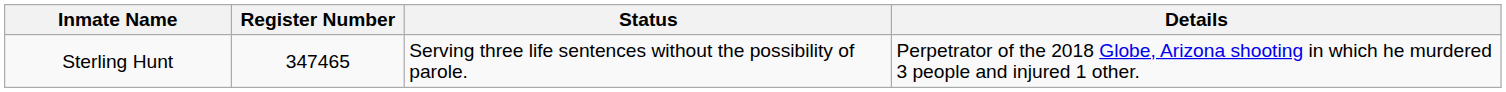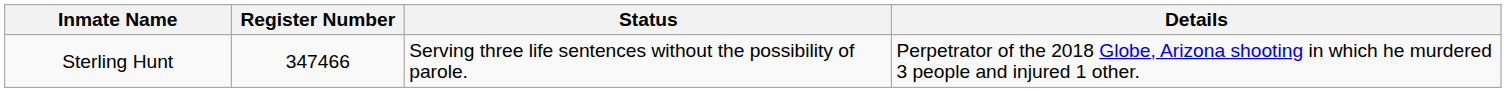(318, 60) 347465 -> (318, 60) 347466
